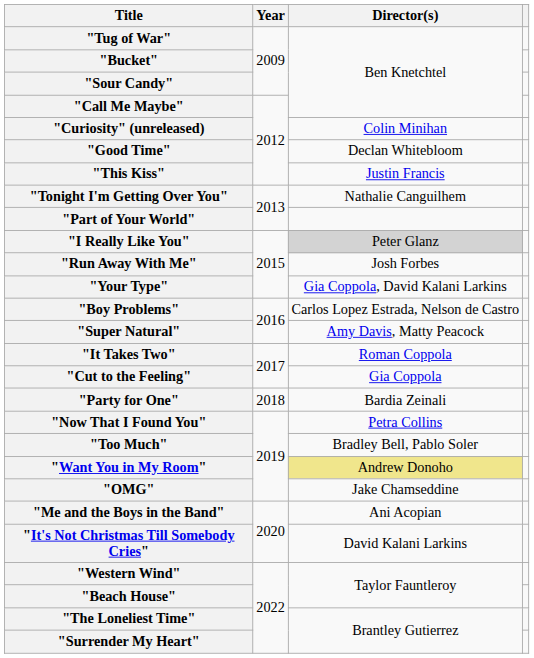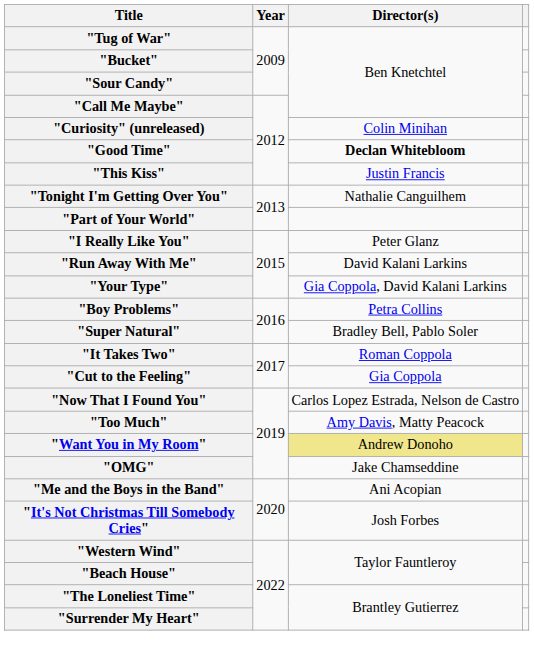(405, 151) normal -> (405, 151) bold
(405, 241) lightgrey background -> (405, 241) no background
(405, 264) Josh Forbes -> (405, 264) David Kalani Larkins
(405, 309) Carlos Lopez Estrada, Nelson de Castro -> (405, 309) Petra Collins
(405, 331) Amy Davis, Matty Peacock -> (405, 331) Bradley Bell, Pablo Soler
- row: (129, 399)
(405, 422) Petra Collins -> (405, 399) Carlos Lopez Estrada, Nelson de Castro
(405, 444) Bradley Bell, Pablo Soler -> (405, 422) Amy Davis, Matty Peacock
(405, 543) David Kalani Larkins -> (405, 520) Josh Forbes
